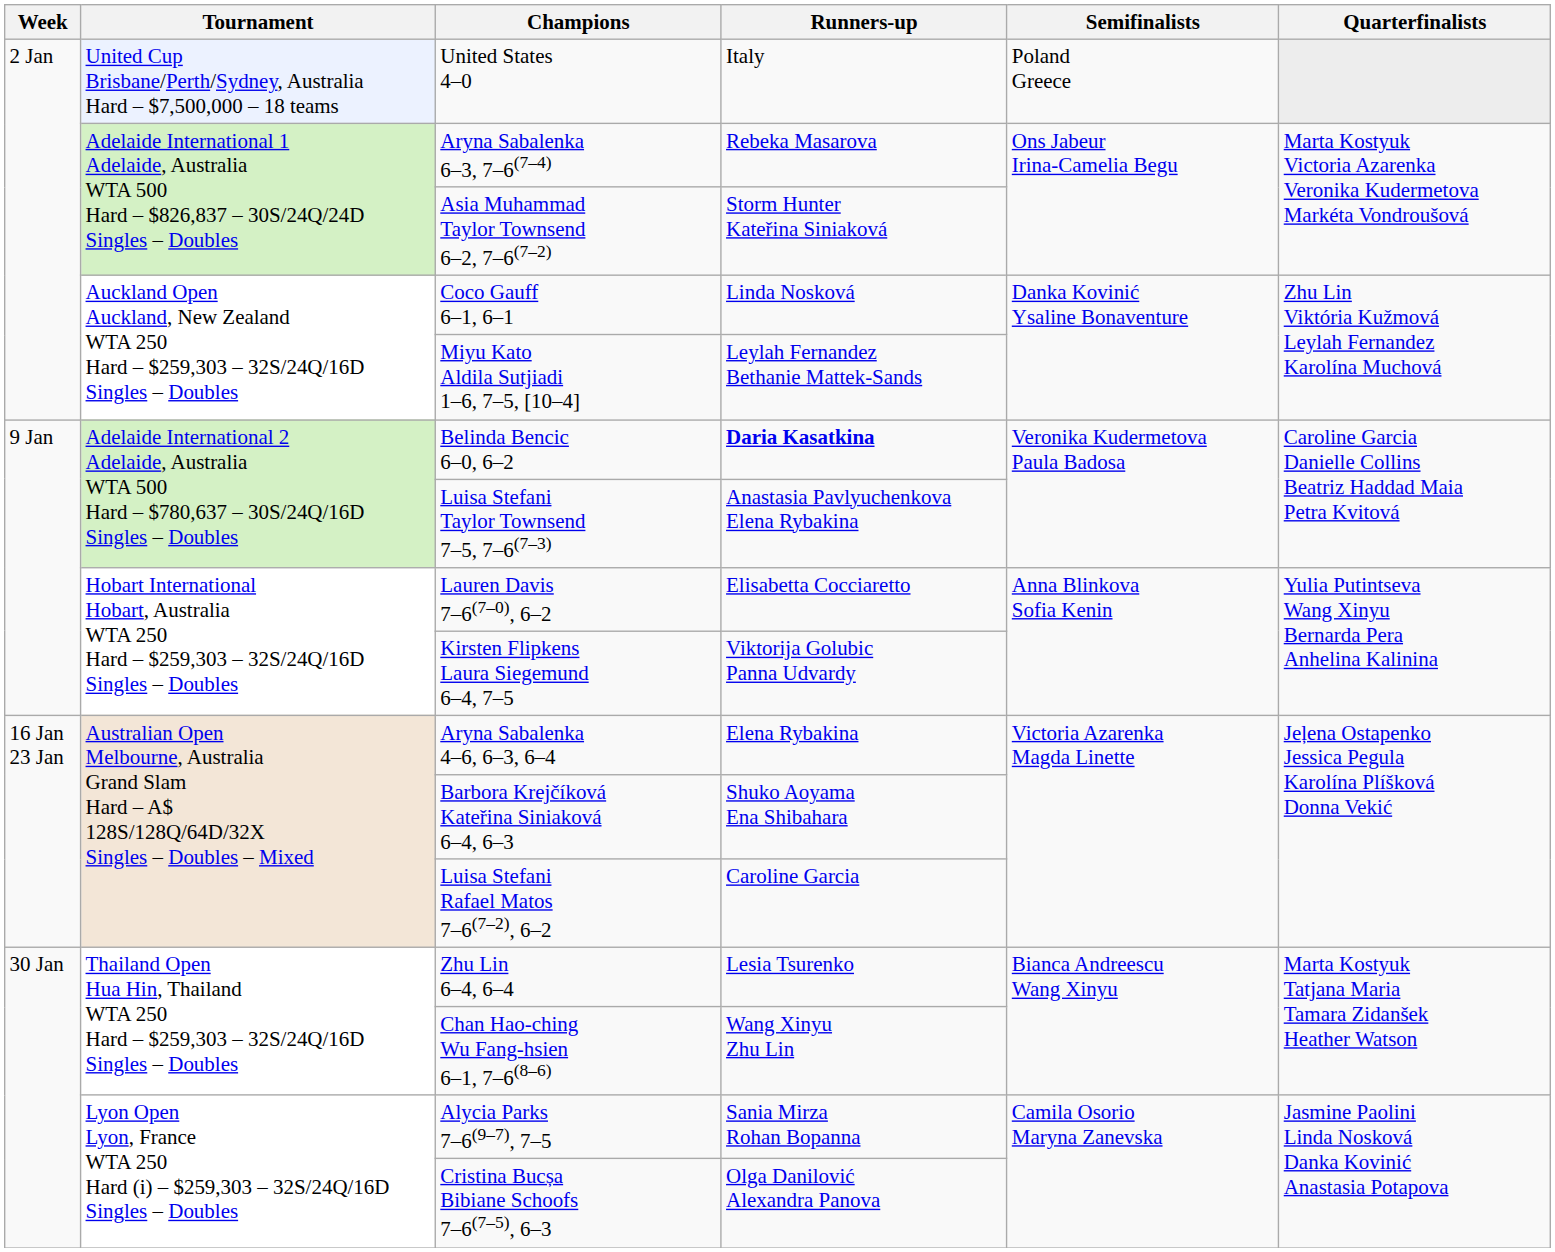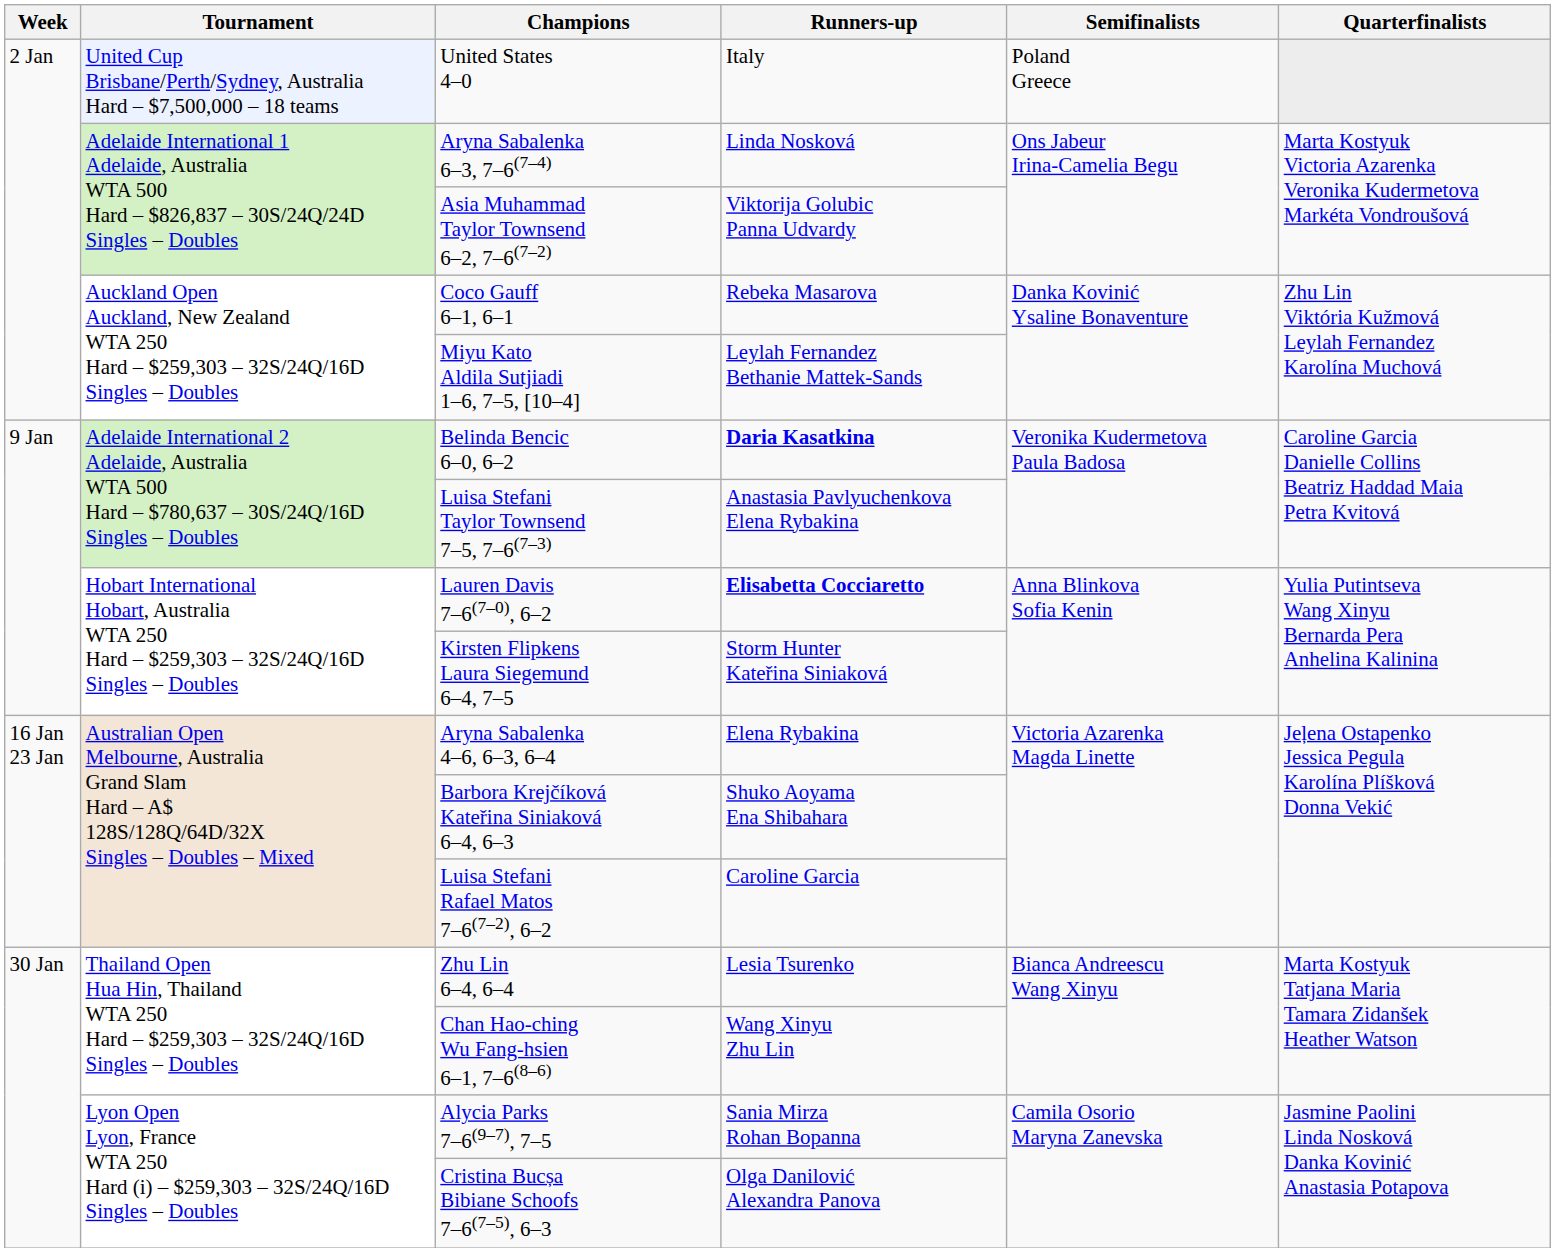(801, 140) Rebeka Masarova -> (790, 140) Linda Nosková
(807, 216) Storm Hunter Kateřina Siniaková -> (800, 216) Viktorija Golubic Panna Udvardy
(790, 292) Linda Nosková -> (801, 292) Rebeka Masarova
(818, 584) normal -> (825, 584) bold
(800, 660) Viktorija Golubic Panna Udvardy -> (807, 660) Storm Hunter Kateřina Siniaková
